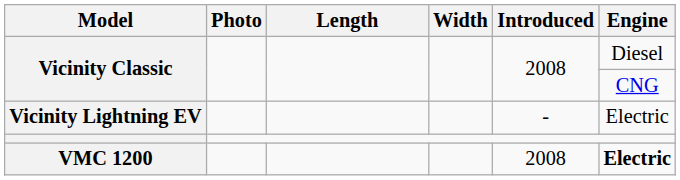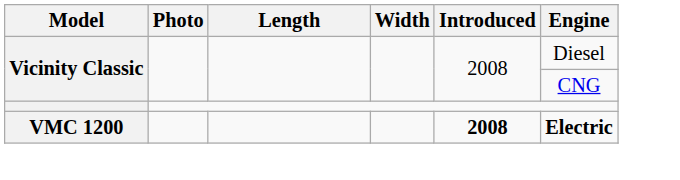- row: (105, 117)
(546, 158) normal -> (487, 126) bold
